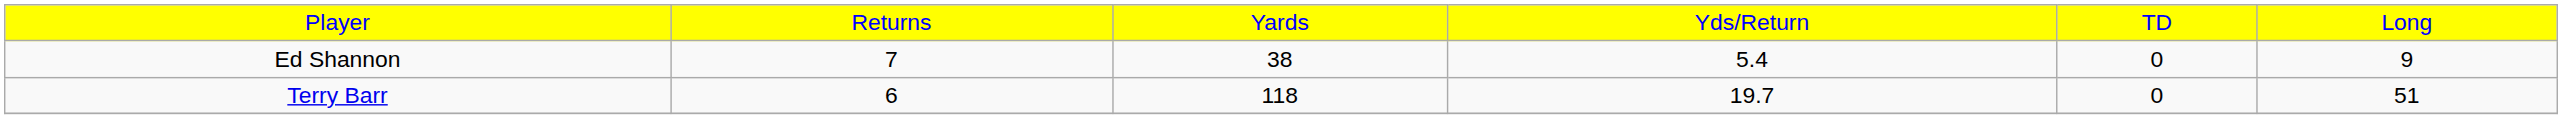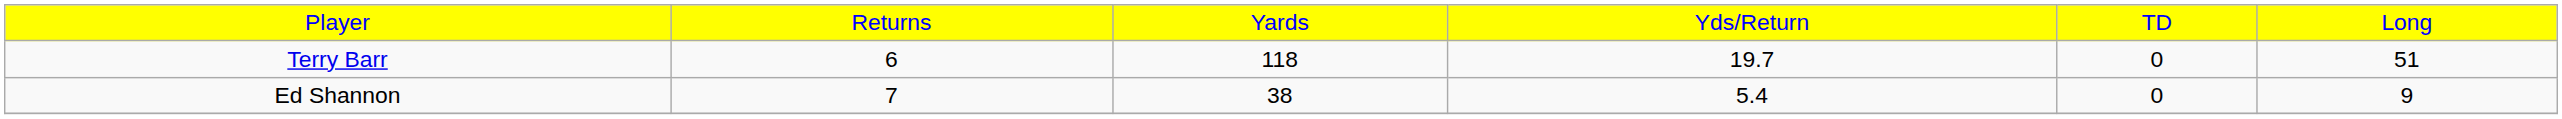rows swapped: (338, 95) <-> (338, 58)
